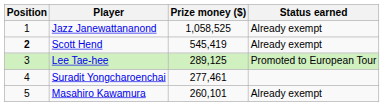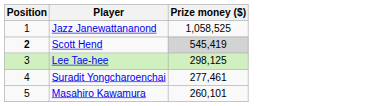- column: (314, 12)
(208, 45) no background -> (208, 45) lightgrey background
(208, 61) 289,125 -> (208, 61) 298,125
